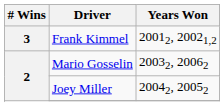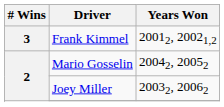(174, 63) 20032, 20062 -> (174, 63) 20042, 20052
(174, 88) 20042, 20052 -> (174, 88) 20032, 20062
